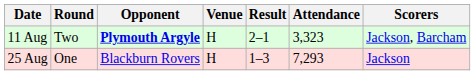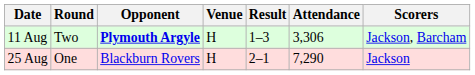(259, 37) 2–1 -> (259, 37) 1–3
(308, 37) 3,323 -> (308, 37) 3,306
(259, 59) 1–3 -> (259, 59) 2–1
(308, 59) 7,293 -> (308, 59) 7,290
